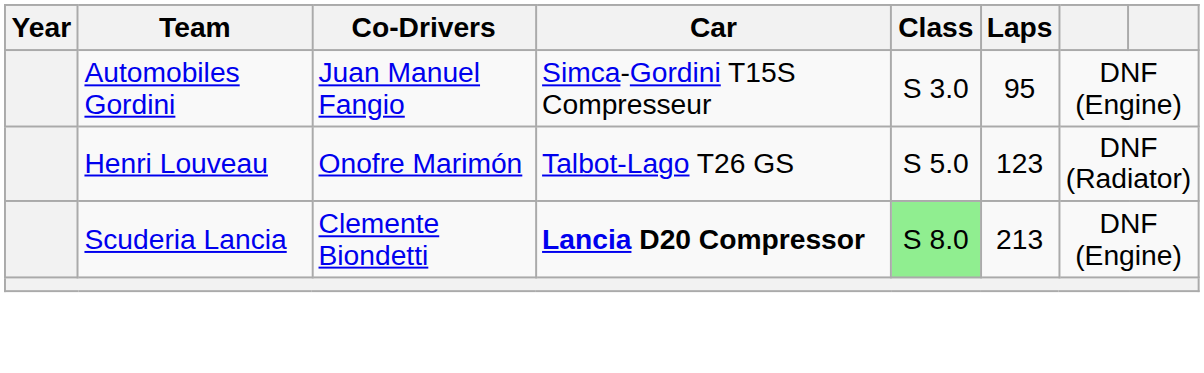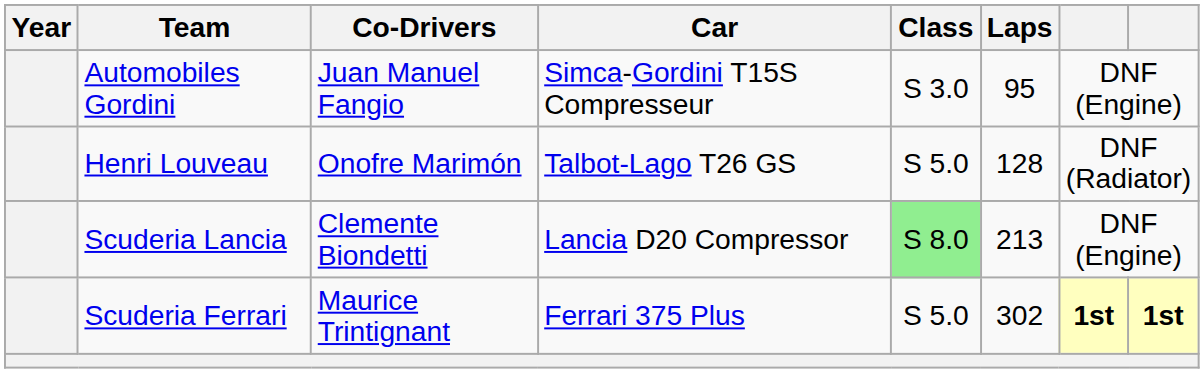(1020, 164) 123 -> (1020, 164) 128
(704, 240) bold -> (696, 240) normal
+ row: (186, 316)
